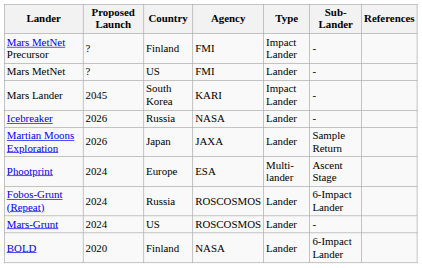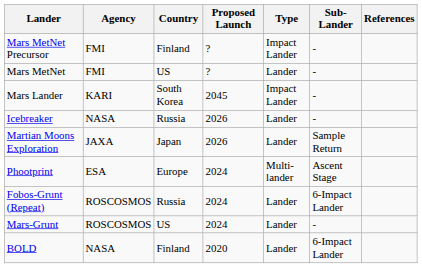columns swapped: (113, 19) <-> (228, 19)
